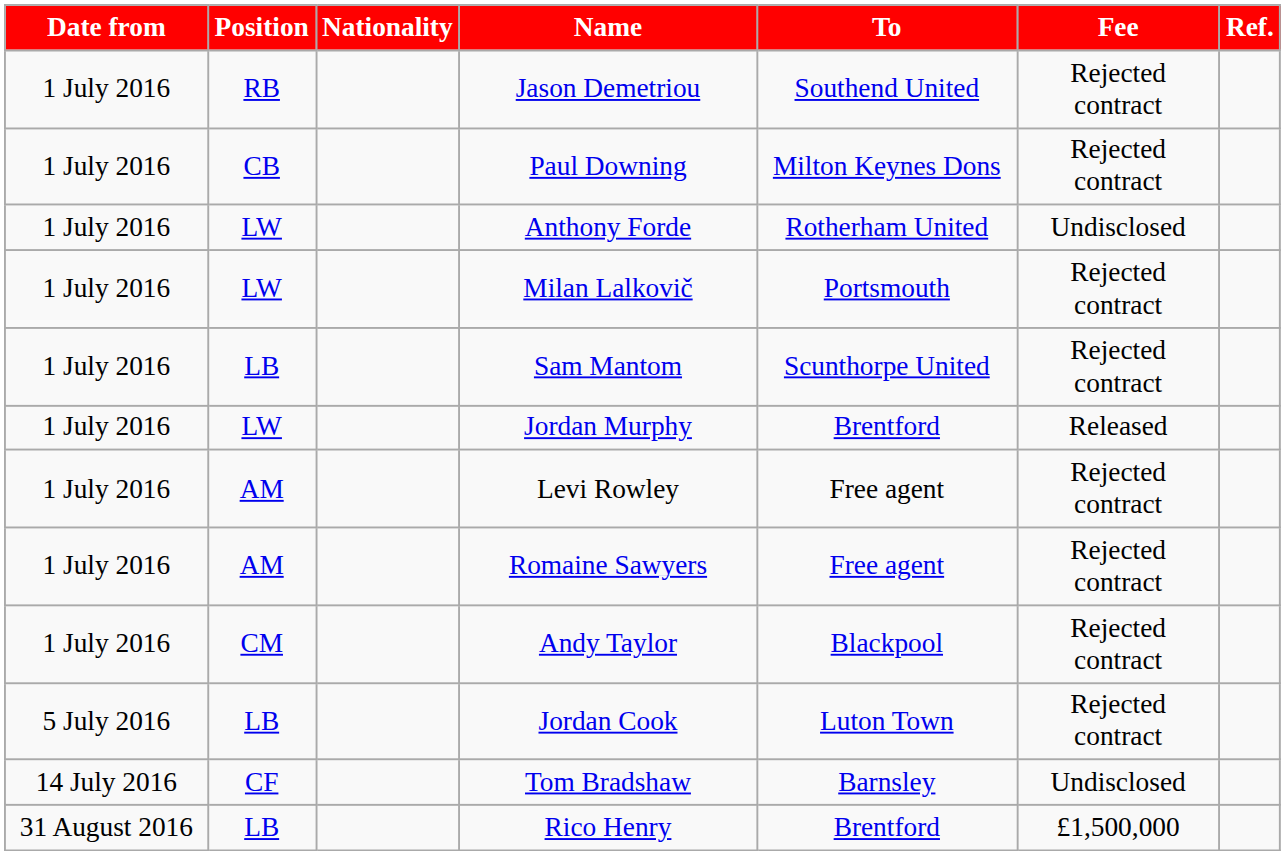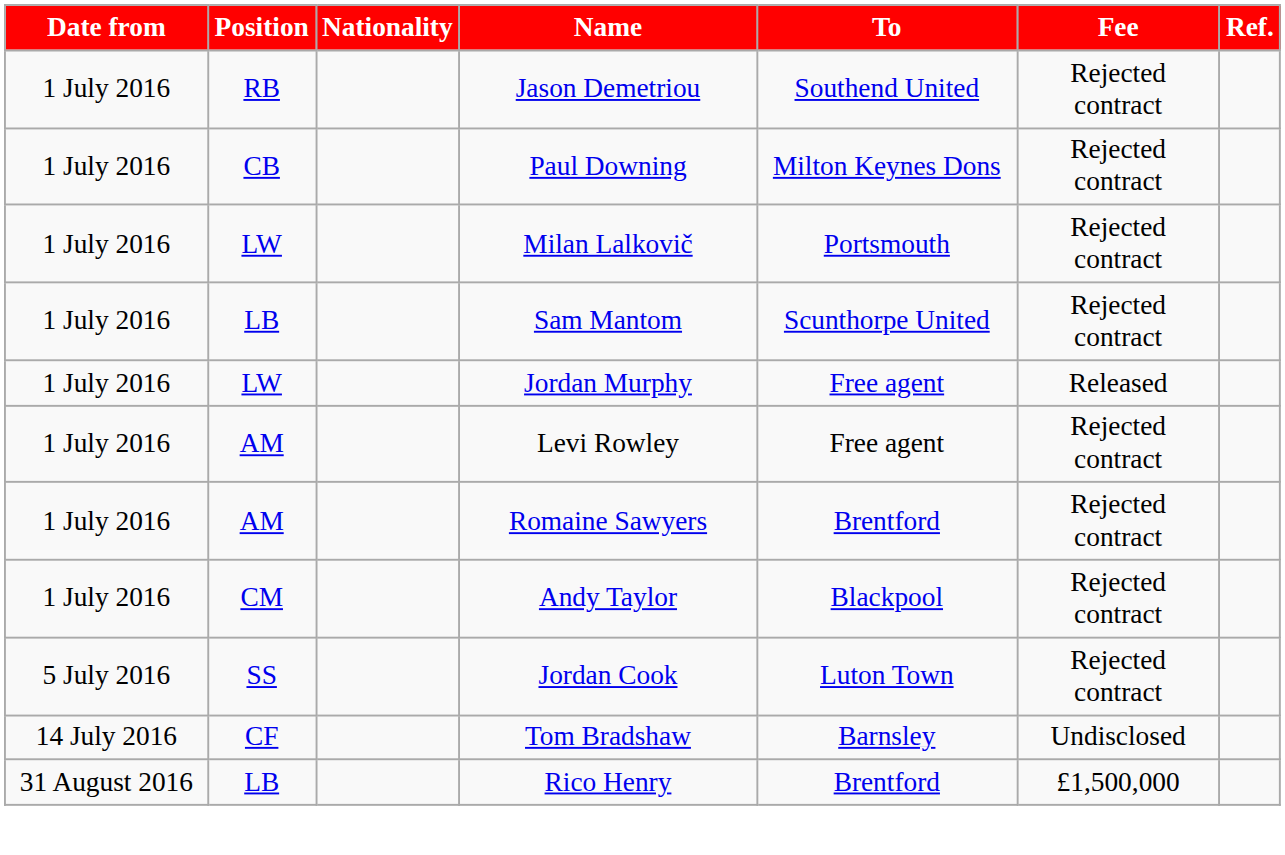- row: (608, 227)
(887, 427) Brentford -> (887, 382) Free agent
(887, 566) Free agent -> (887, 520) Brentford
(262, 720) LB -> (262, 675) SS
